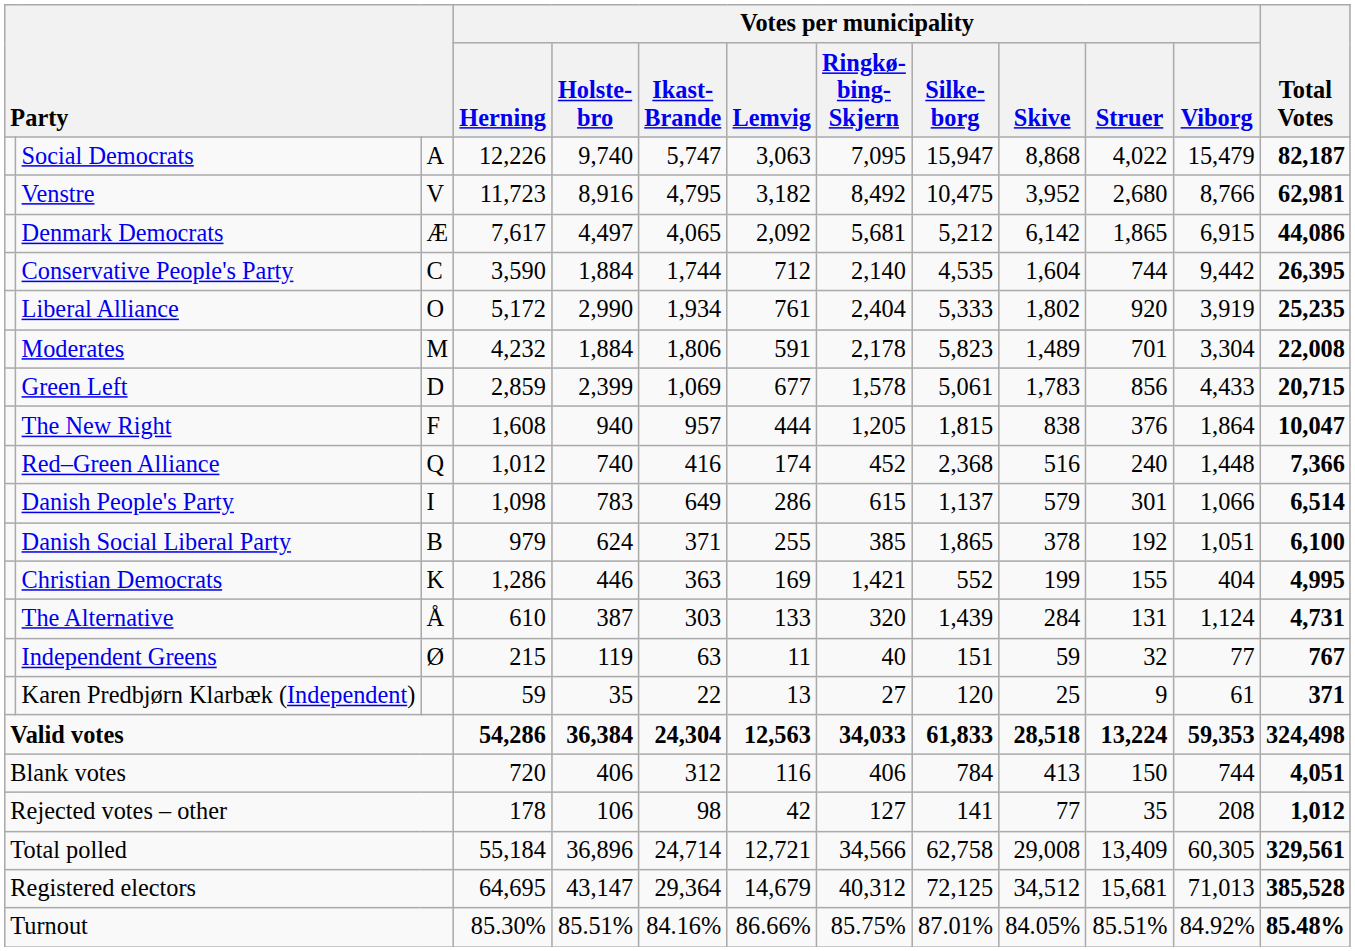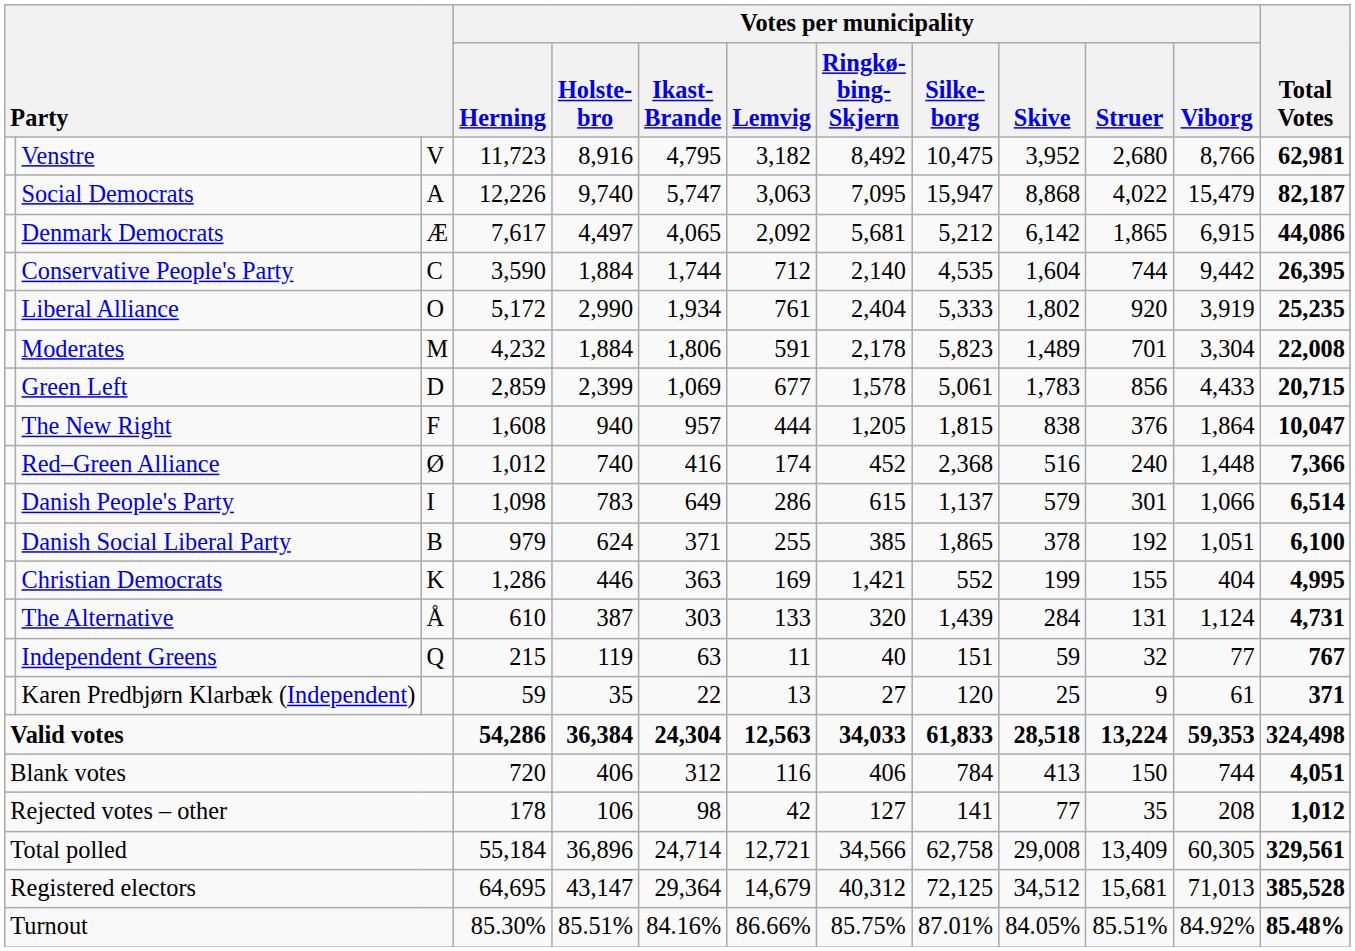rows swapped: (108, 155) <-> (58, 194)
(435, 464) Q -> (435, 464) Ø
(435, 657) Ø -> (435, 657) Q
